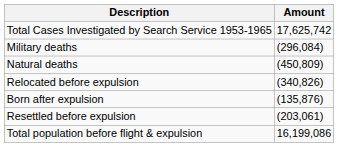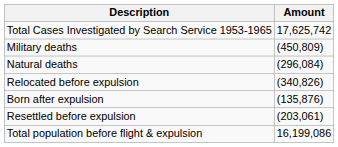(300, 47) (296,084) -> (300, 47) (450,809)
(300, 64) (450,809) -> (300, 64) (296,084)
